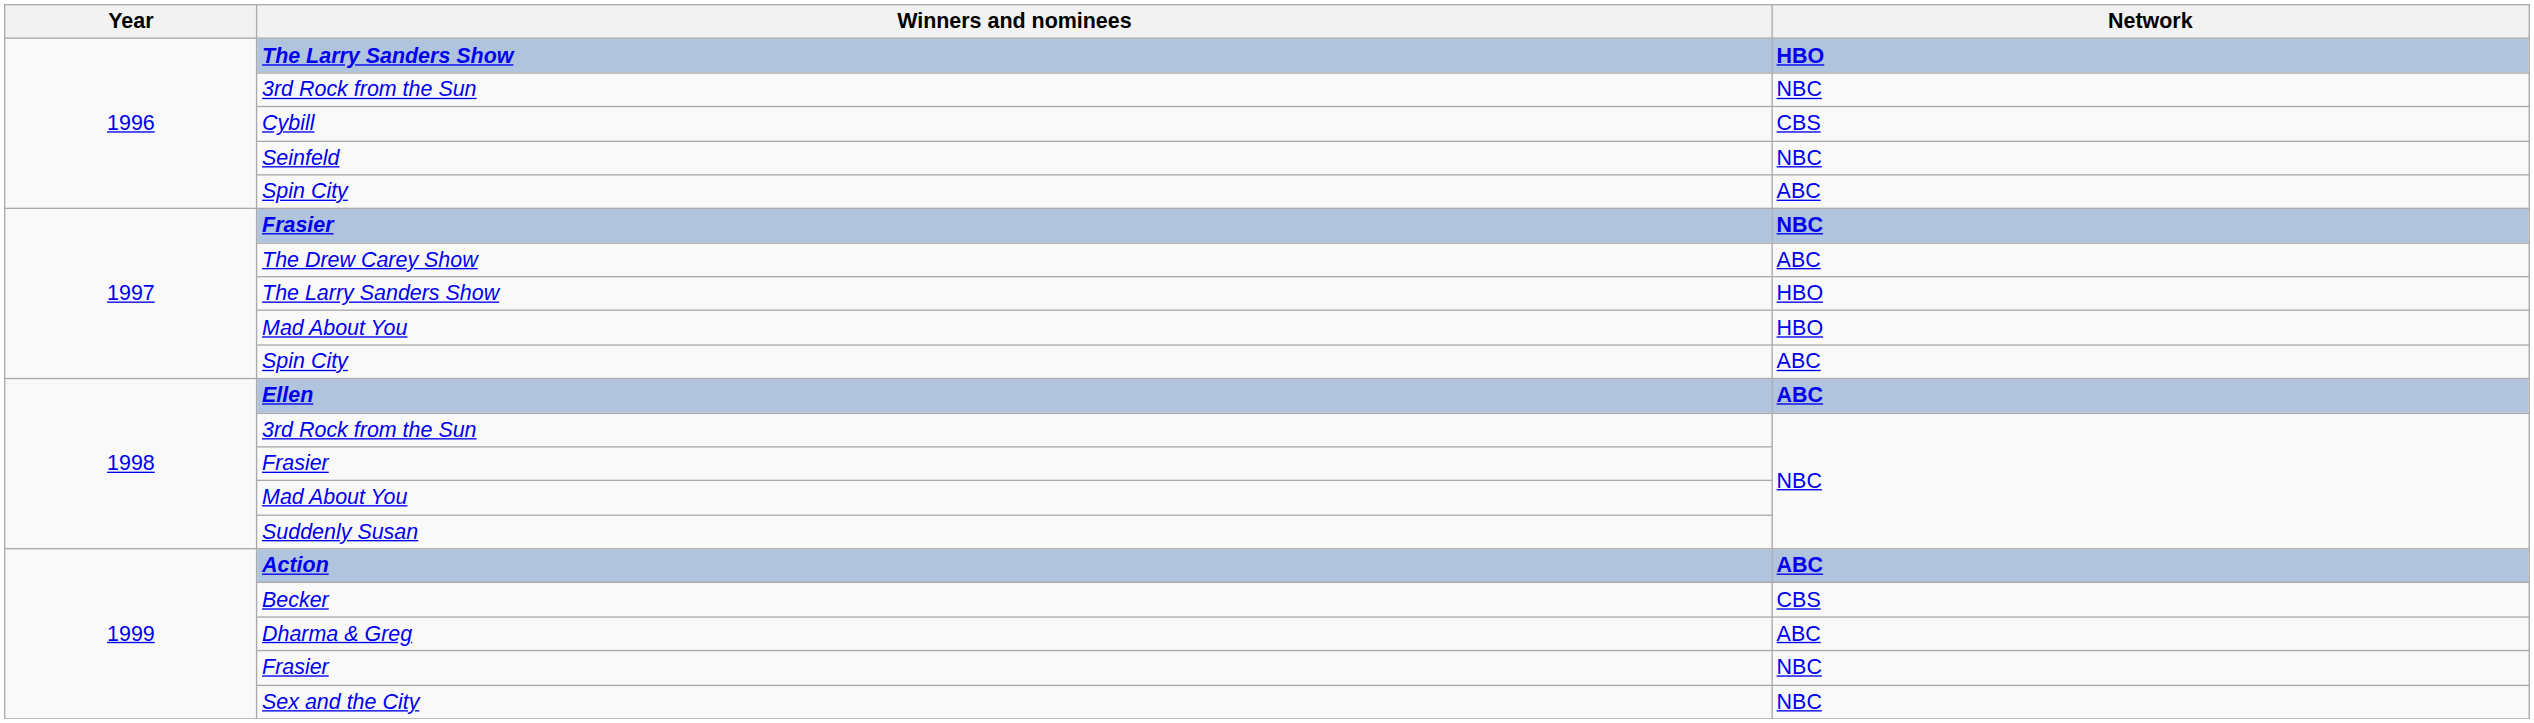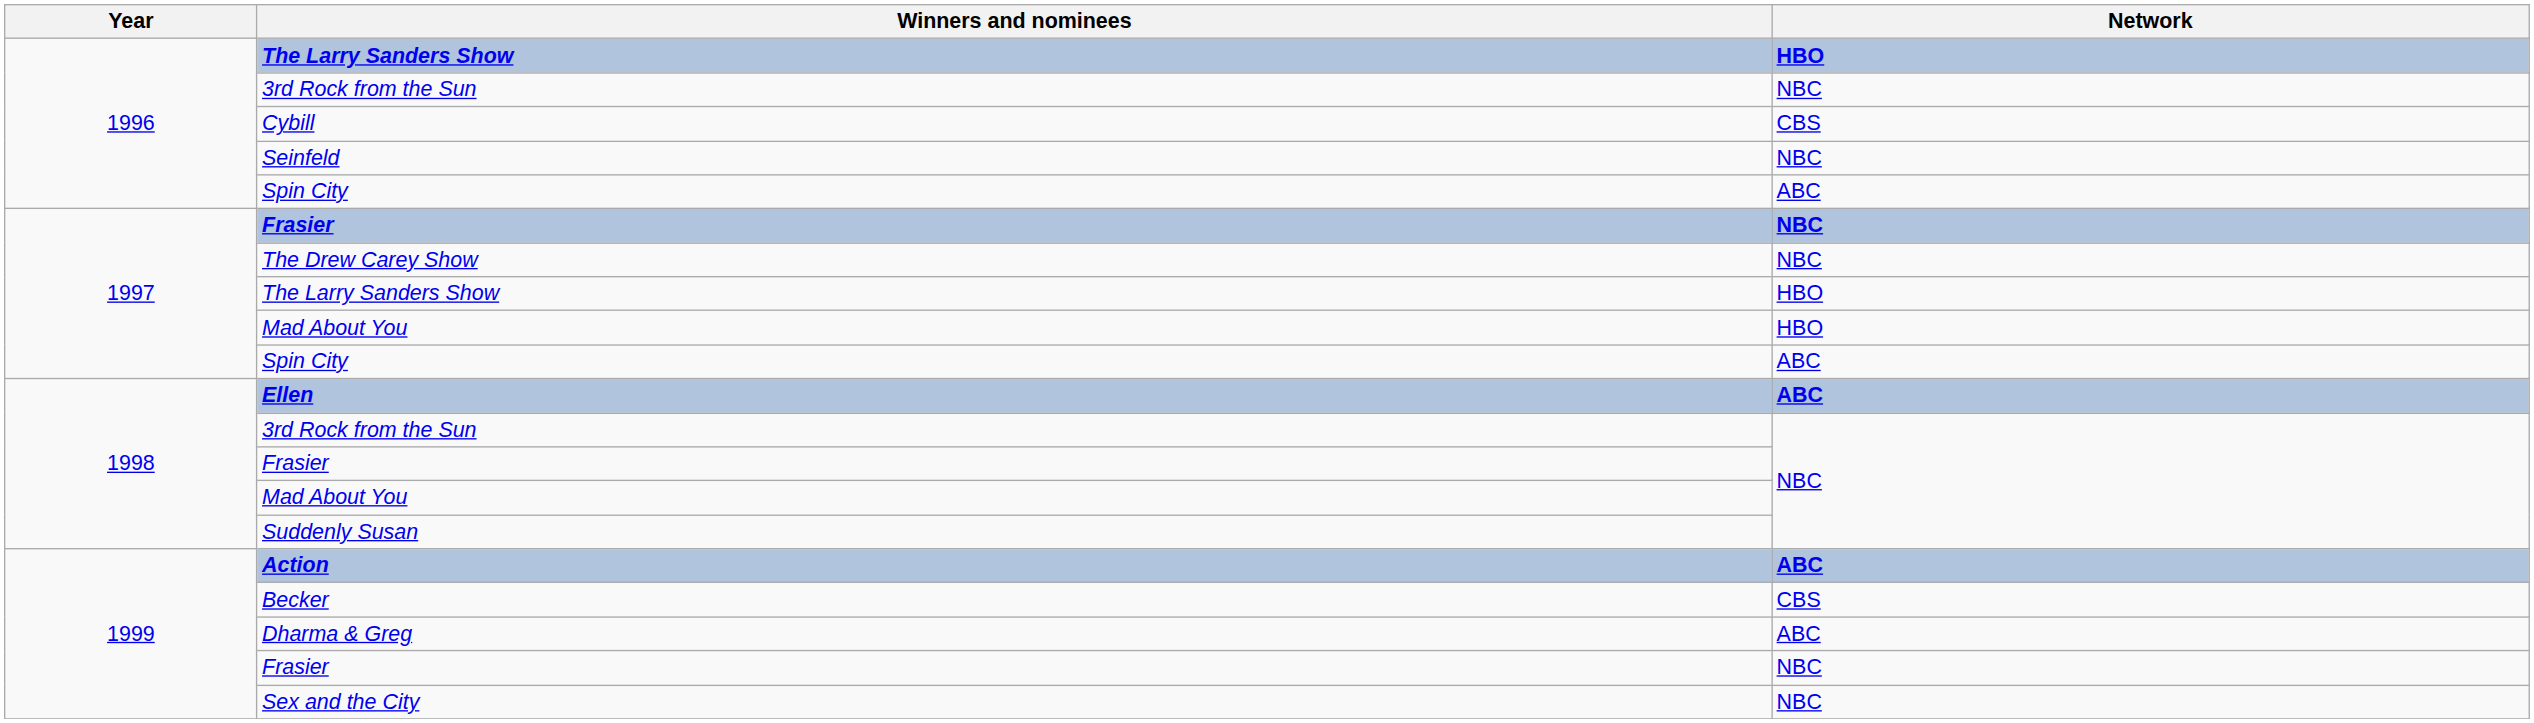(1799, 259) ABC -> (1799, 259) NBC
